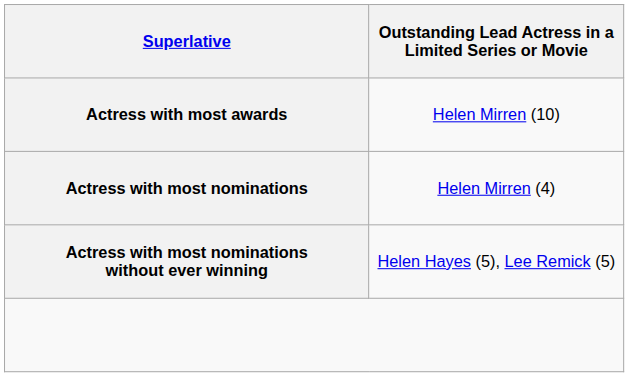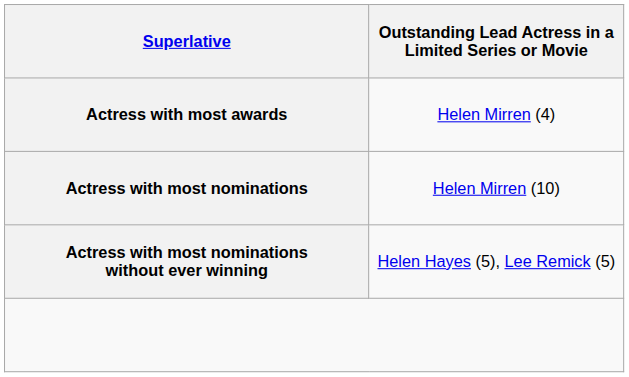(496, 114) Helen Mirren (10) -> (496, 114) Helen Mirren (4)
(496, 188) Helen Mirren (4) -> (496, 188) Helen Mirren (10)
